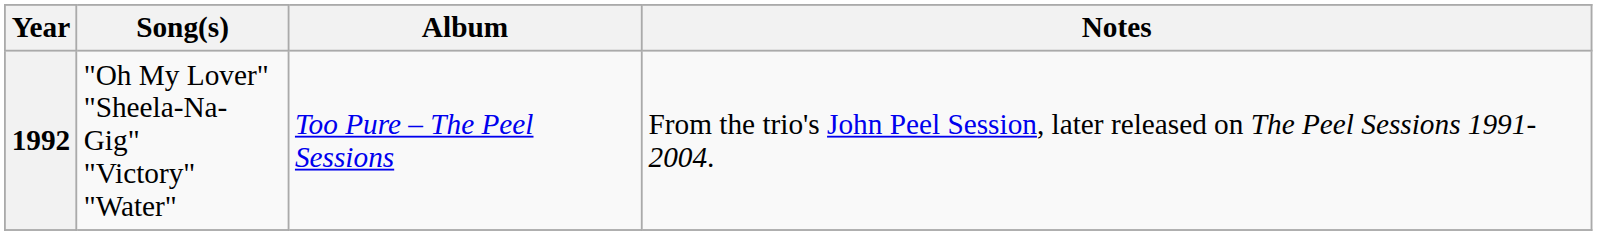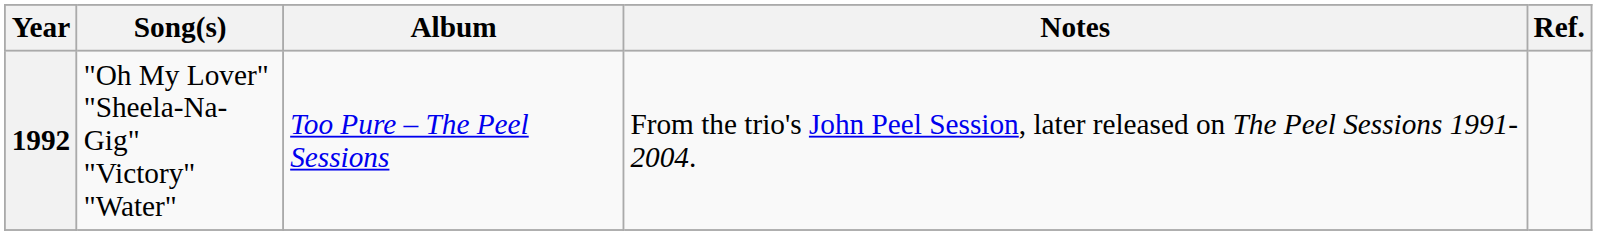+ column: (1559, 27)
